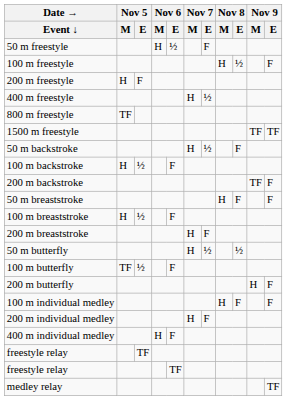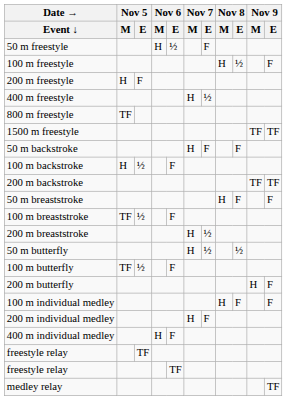(208, 149) ½ -> (207, 149) F
(270, 183) F -> (273, 183) TF
(123, 217) H -> (125, 217) TF
(207, 234) F -> (208, 234) ½
